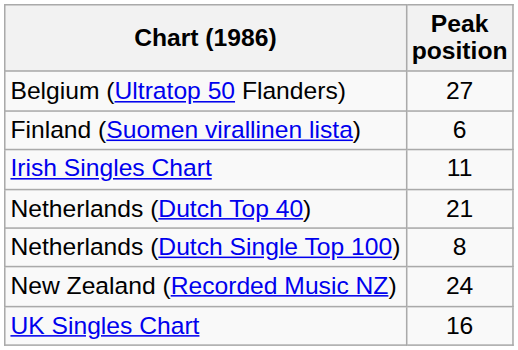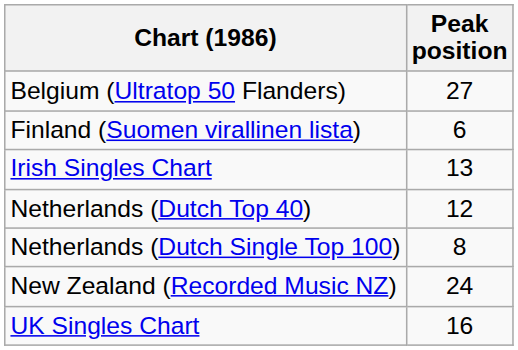(460, 168) 11 -> (460, 168) 13
(460, 208) 21 -> (460, 208) 12
